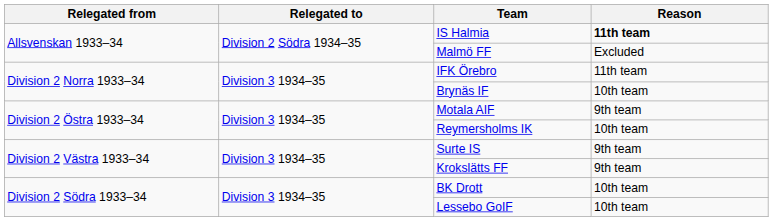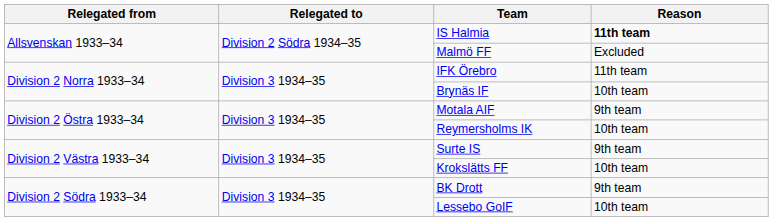(618, 168) 9th team -> (621, 168) 10th team
(621, 187) 10th team -> (618, 187) 9th team
